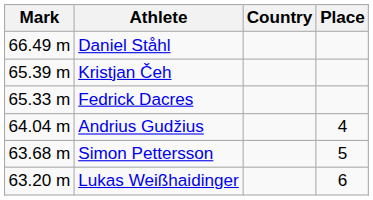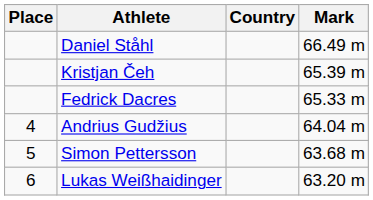columns swapped: (343, 18) <-> (39, 18)
